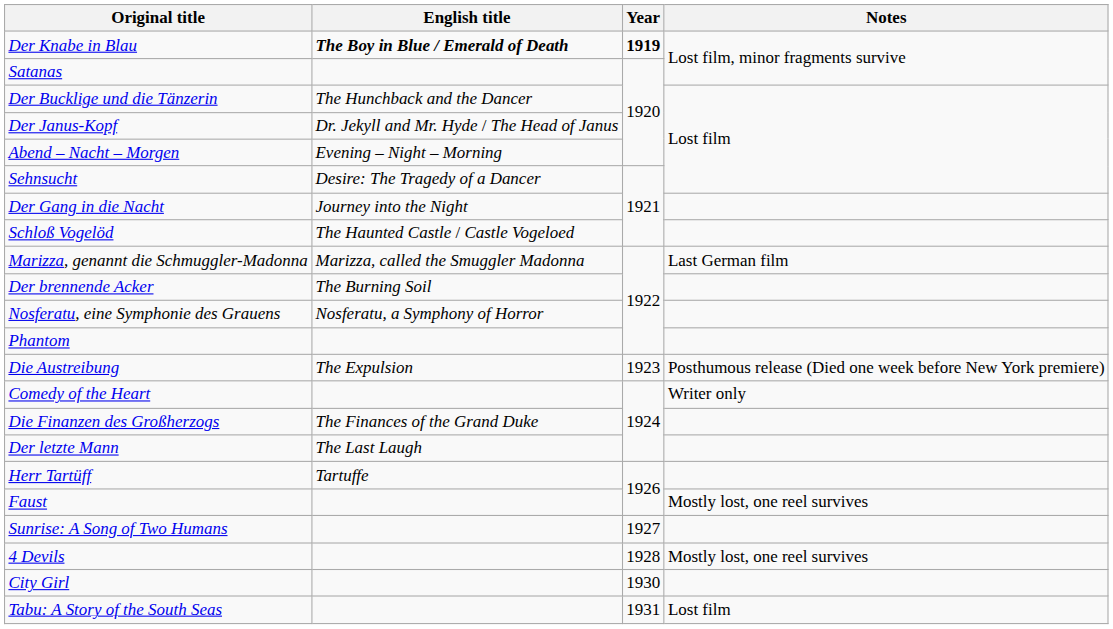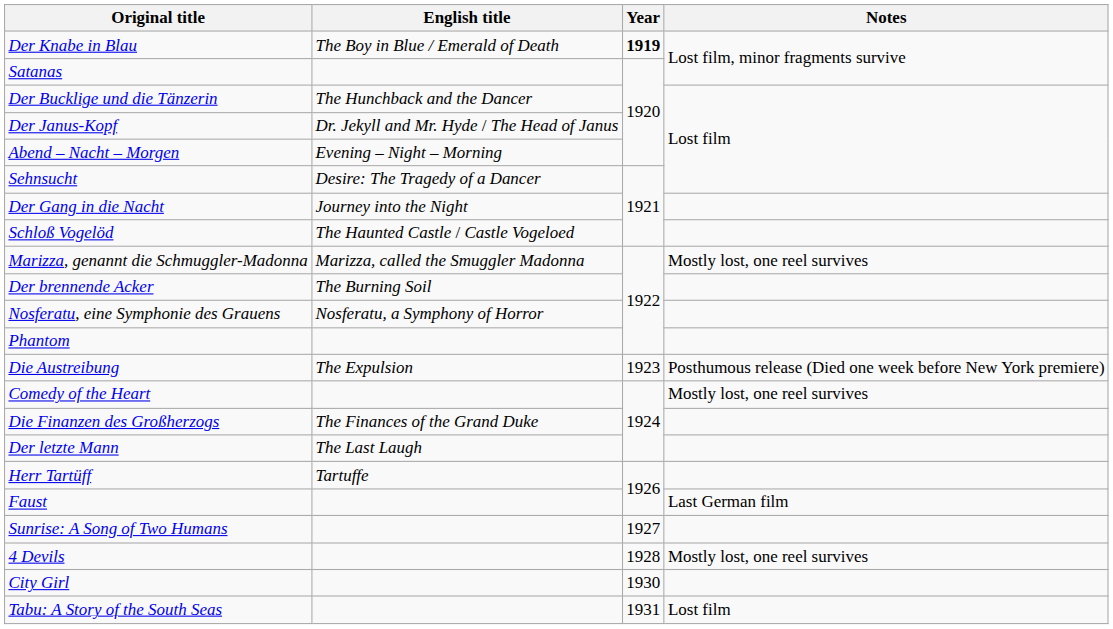(442, 44) bold -> (437, 44) normal
(728, 260) Last German film -> (768, 260) Mostly lost, one reel survives
(707, 394) Writer only -> (768, 394) Mostly lost, one reel survives
(768, 502) Mostly lost, one reel survives -> (728, 502) Last German film
